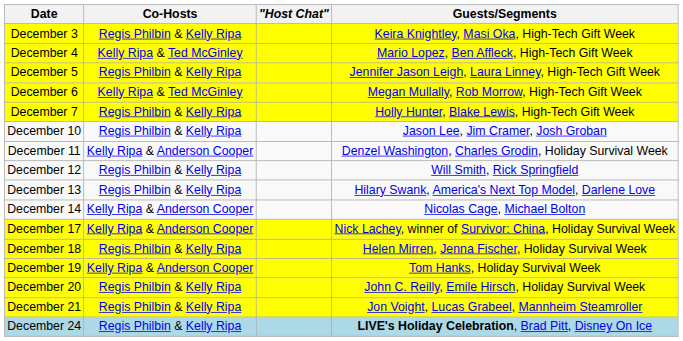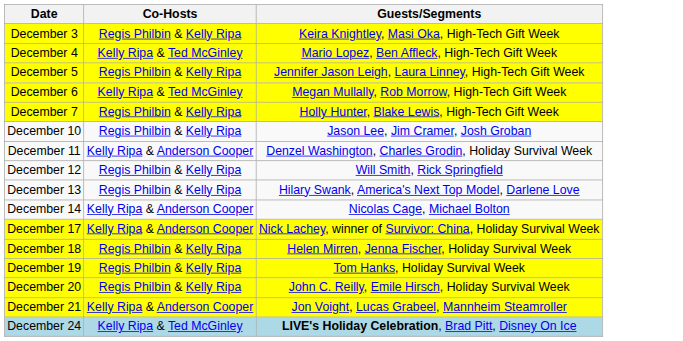- column: (294, 14)
(170, 268) Kelly Ripa & Anderson Cooper -> (170, 268) Regis Philbin & Kelly Ripa
(170, 307) Regis Philbin & Kelly Ripa -> (170, 307) Kelly Ripa & Anderson Cooper
(170, 326) Regis Philbin & Kelly Ripa -> (170, 326) Kelly Ripa & Ted McGinley
